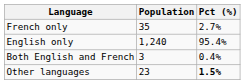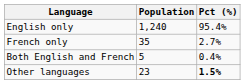rows swapped: (37, 27) <-> (40, 42)
(142, 57) 3 -> (142, 57) 5
